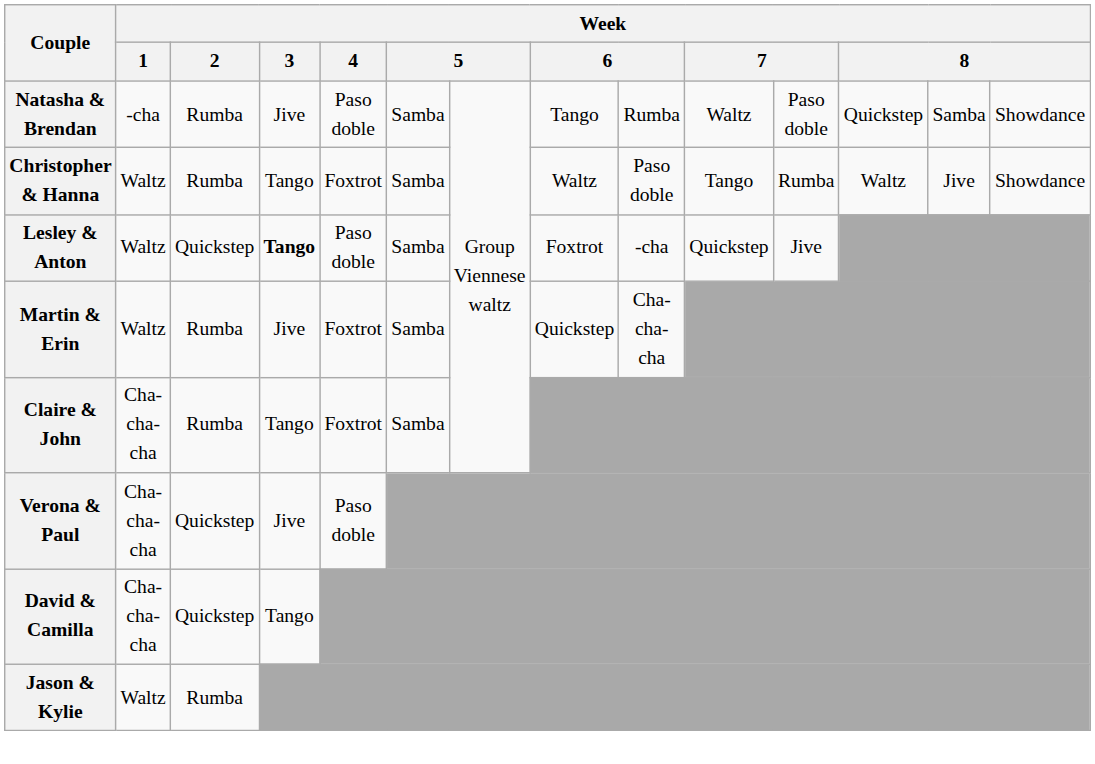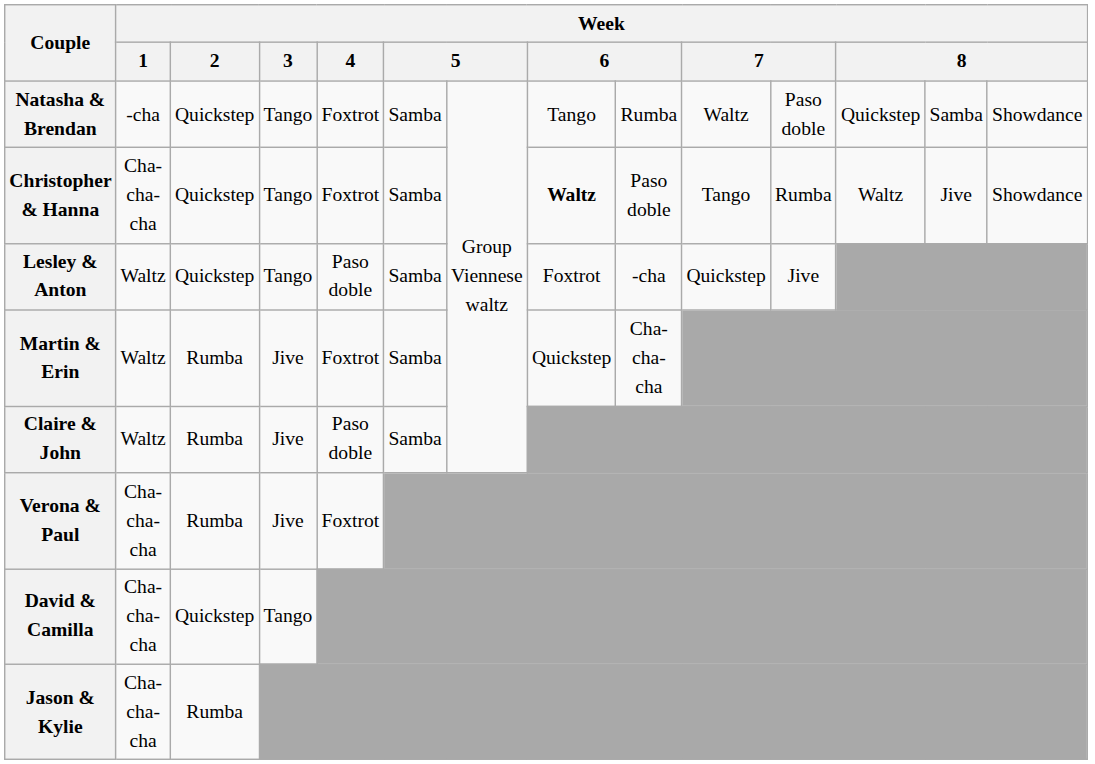(215, 113) Rumba -> (215, 113) Quickstep
(289, 113) Jive -> (288, 113) Tango
(353, 113) Paso doble -> (350, 113) Foxtrot
(143, 180) Waltz -> (143, 194) Cha-cha-cha
(215, 180) Rumba -> (215, 194) Quickstep
(574, 180) normal -> (572, 194) bold
(289, 247) bold -> (288, 276) normal
(143, 424) Cha-cha-cha -> (143, 438) Waltz
(289, 424) Tango -> (288, 438) Jive
(353, 424) Foxtrot -> (350, 438) Paso doble
(215, 520) Quickstep -> (215, 520) Rumba
(353, 520) Paso doble -> (350, 520) Foxtrot
(143, 696) Waltz -> (143, 711) Cha-cha-cha
